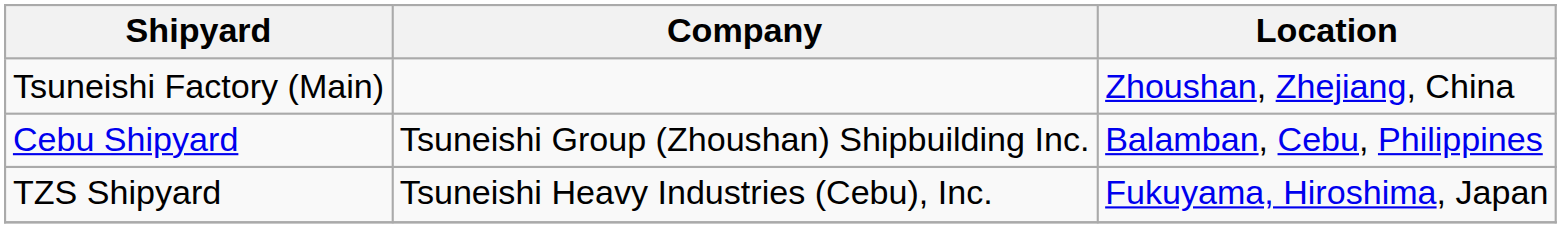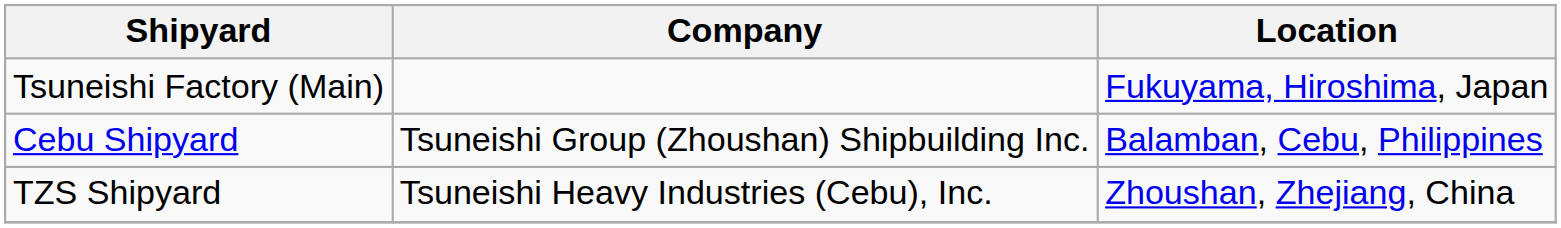(1310, 85) Zhoushan, Zhejiang, China -> (1327, 85) Fukuyama, Hiroshima, Japan
(1327, 193) Fukuyama, Hiroshima, Japan -> (1310, 193) Zhoushan, Zhejiang, China
